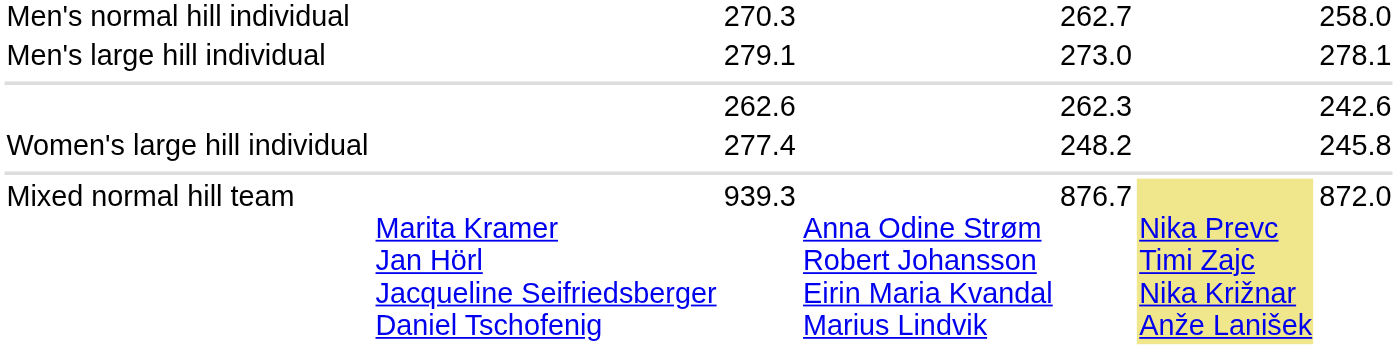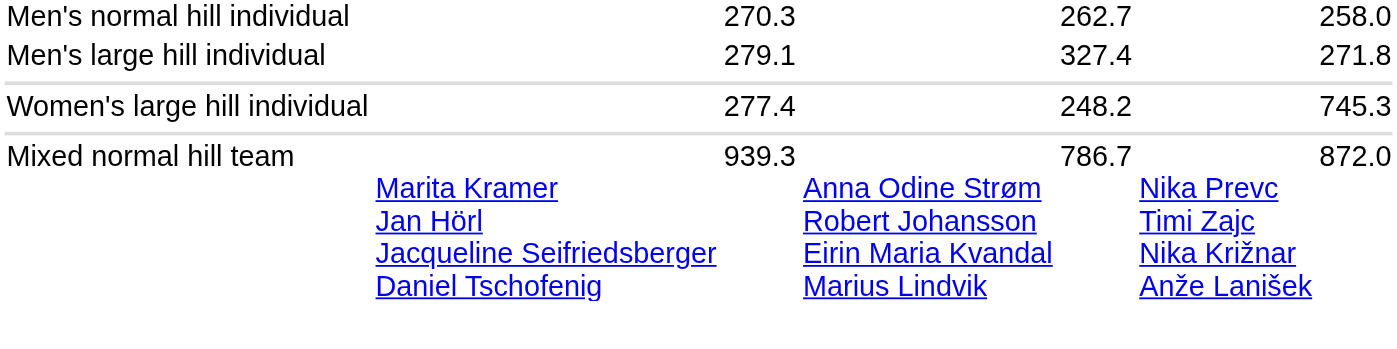(1096, 55) 273.0 -> (1096, 55) 327.4
(1355, 55) 278.1 -> (1355, 55) 271.8
- row: (187, 107)
(1355, 145) 245.8 -> (1355, 106) 745.3
(1096, 196) 876.7 -> (1096, 156) 786.7
(1226, 277) khaki background -> (1226, 237) no background
